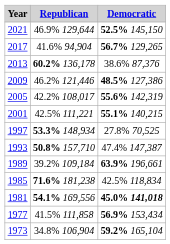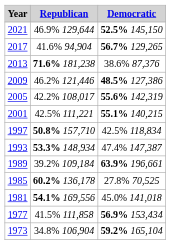(64, 64) 60.2% 136,178 -> (64, 64) 71.6% 181,238
(64, 130) 53.3% 148,934 -> (64, 130) 50.8% 157,710
(132, 130) 27.8% 70,525 -> (132, 130) 42.5% 118,834
(64, 147) 50.8% 157,710 -> (64, 147) 53.3% 148,934
(64, 181) 71.6% 181,238 -> (64, 181) 60.2% 136,178
(132, 181) 42.5% 118,834 -> (132, 181) 27.8% 70,525
(132, 197) bold -> (132, 197) normal
